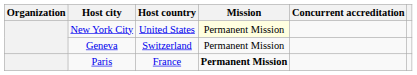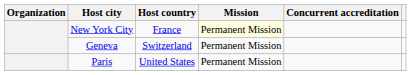(167, 29) United States -> (167, 29) France
(167, 62) France -> (167, 62) United States
(244, 62) bold -> (241, 62) normal
